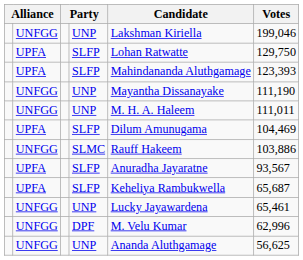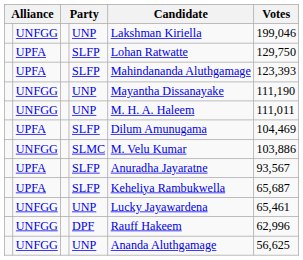(146, 149) Rauff Hakeem -> (149, 149) M. Velu Kumar
(149, 226) M. Velu Kumar -> (146, 226) Rauff Hakeem
